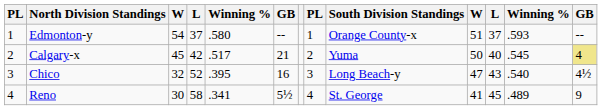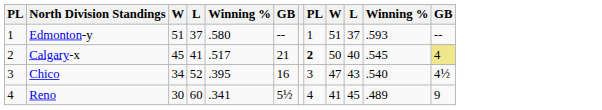- column: (397, 14)
(178, 34) 54 -> (178, 34) 51
(196, 54) 42 -> (196, 54) 41
(310, 54) normal -> (310, 54) bold
(178, 74) 32 -> (178, 74) 34
(196, 94) 58 -> (196, 94) 60
